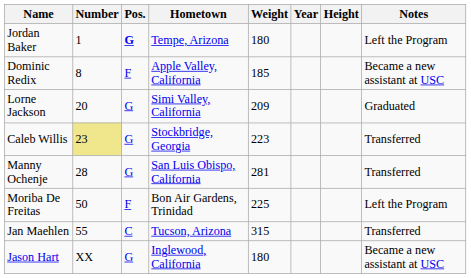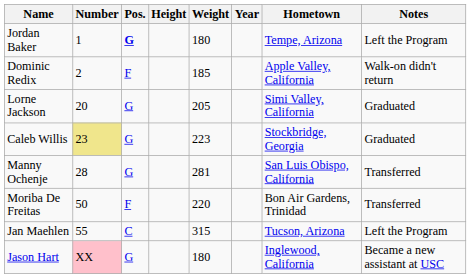columns swapped: (341, 14) <-> (198, 14)
(79, 73) 8 -> (79, 73) 2
(404, 73) Became a new assistant at USC -> (400, 73) Walk-on didn't return
(260, 106) 209 -> (201, 106) 205
(393, 139) Transferred -> (390, 139) Graduated
(260, 205) 225 -> (201, 205) 220
(406, 205) Left the Program -> (393, 205) Transferred
(393, 231) Transferred -> (406, 231) Left the Program
(84, 257) no background -> (84, 257) pink background
